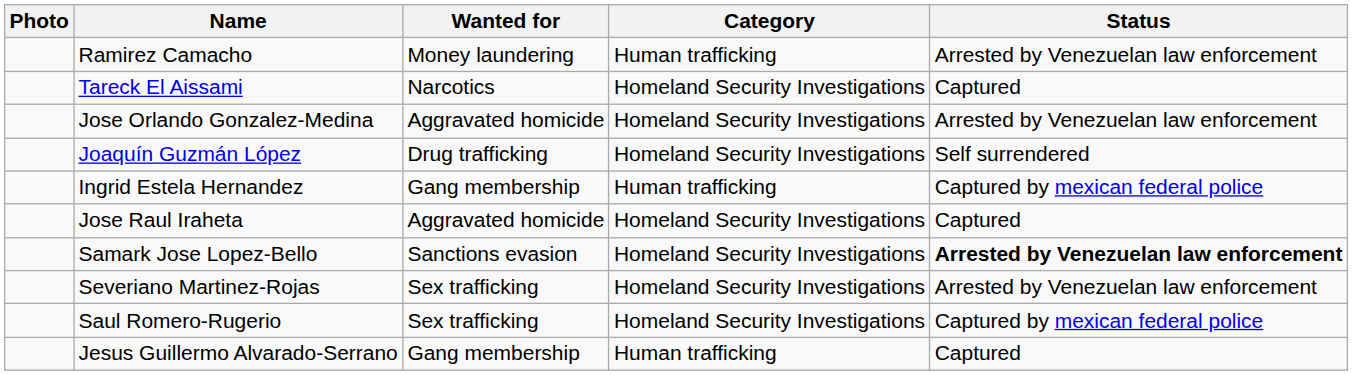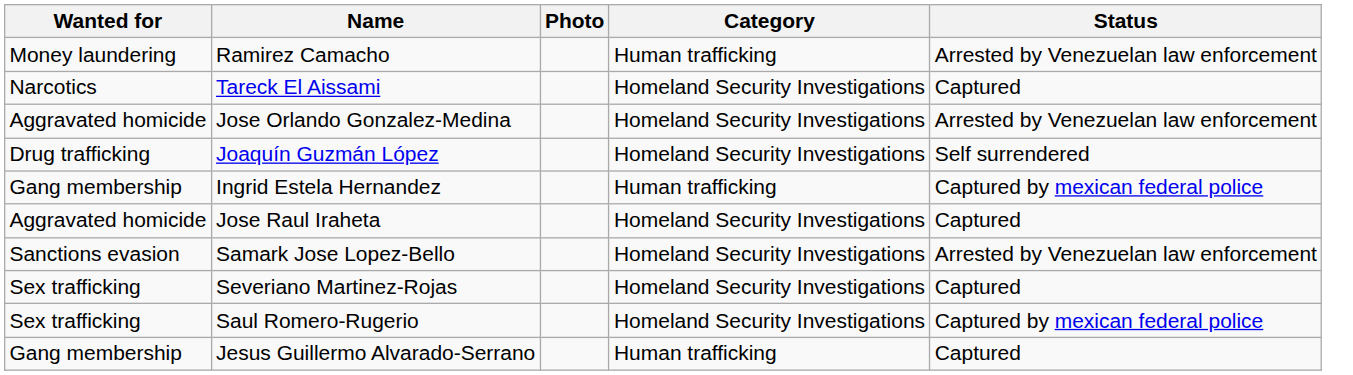columns swapped: (39, 21) <-> (506, 21)
(1139, 253) bold -> (1126, 253) normal
(1126, 287) Arrested by Venezuelan law enforcement -> (978, 287) Captured
